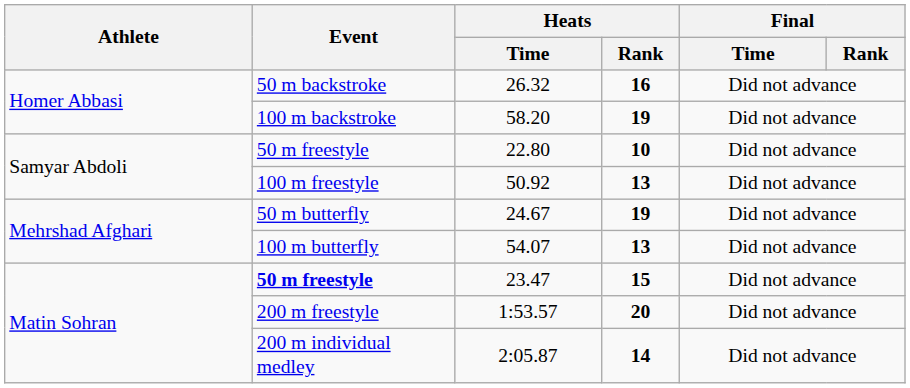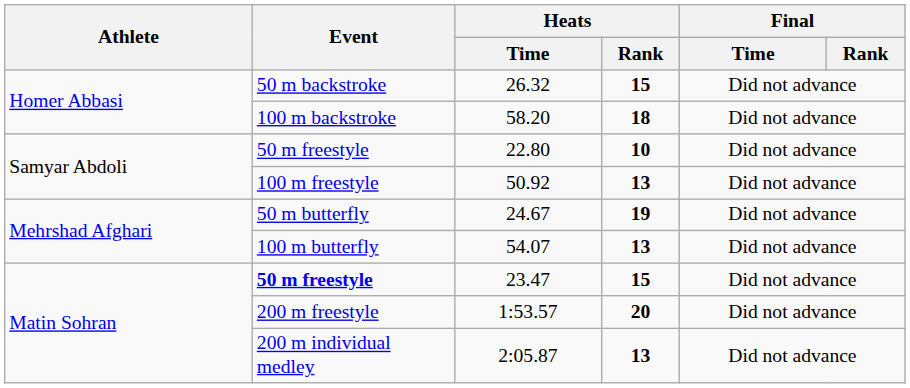(640, 85) 16 -> (640, 85) 15
(640, 117) 19 -> (640, 117) 18
(640, 355) 14 -> (640, 355) 13
